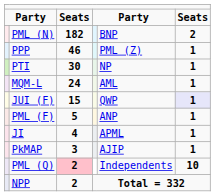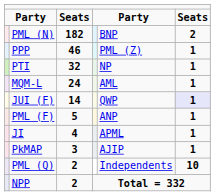(74, 67) 30 -> (74, 67) 32
(74, 100) 15 -> (74, 100) 14
(74, 166) pink background -> (74, 166) no background
